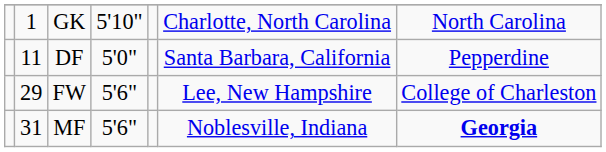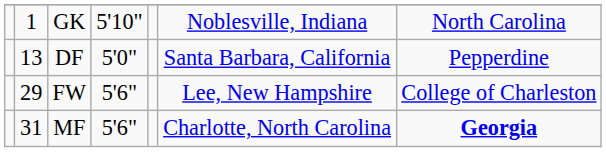(277, 22) Charlotte, North Carolina -> (277, 22) Noblesville, Indiana
(31, 57) 11 -> (31, 57) 13
(277, 127) Noblesville, Indiana -> (277, 127) Charlotte, North Carolina
